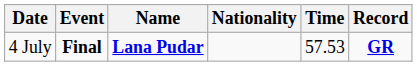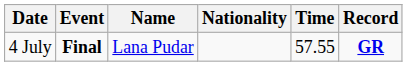(158, 46) bold -> (153, 46) normal
(325, 46) 57.53 -> (315, 46) 57.55
